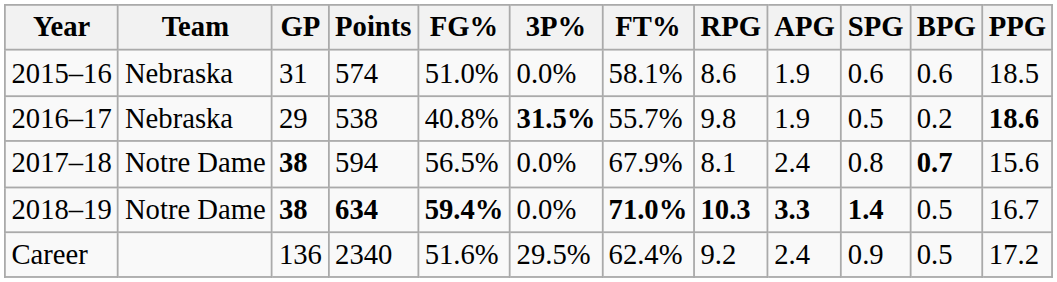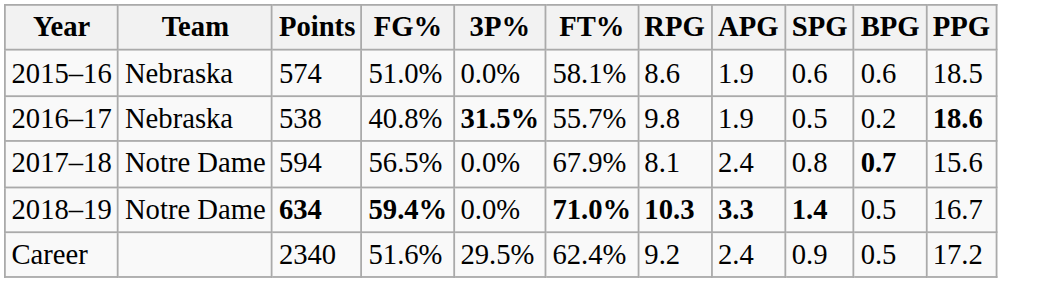- column: (300, 27)
